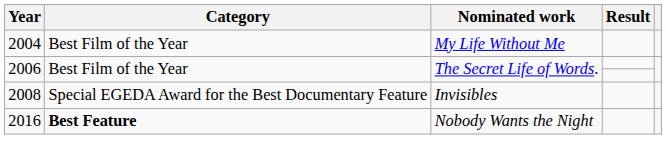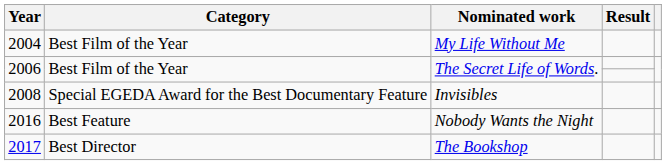(92, 120) bold -> (89, 120) normal
+ row: (25, 146)
